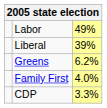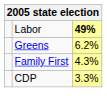(85, 29) normal -> (85, 29) bold
- row: (30, 45)
(87, 78) 4.0% -> (87, 62) 4.3%
